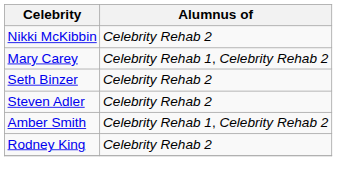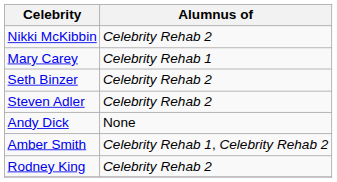(216, 58) Celebrity Rehab 1, Celebrity Rehab 2 -> (157, 58) Celebrity Rehab 1
+ row: (38, 123)
